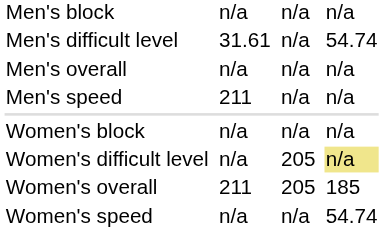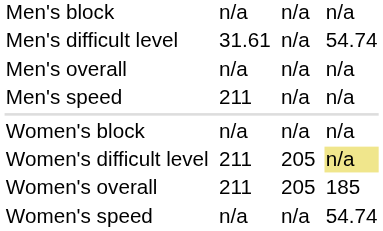(233, 159) n/a -> (235, 159) 211
